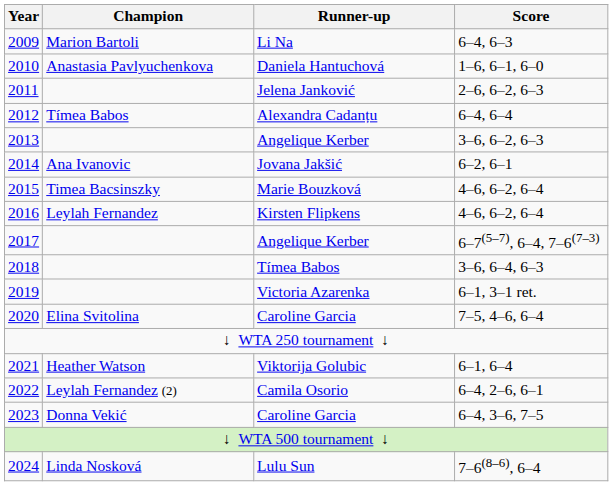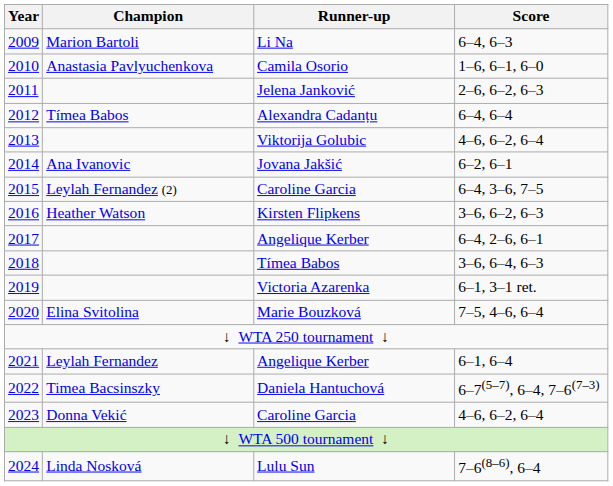(321, 66) Daniela Hantuchová -> (303, 66) Camila Osorio
(313, 139) Angelique Kerber -> (312, 139) Viktorija Golubic
(501, 139) 3–6, 6–2, 6–3 -> (501, 139) 4–6, 6–2, 6–4
(103, 189) Timea Bacsinszky -> (112, 189) Leylah Fernandez (2)
(309, 189) Marie Bouzková -> (306, 189) Caroline Garcia
(501, 189) 4–6, 6–2, 6–4 -> (501, 189) 6–4, 3–6, 7–5
(102, 213) Leylah Fernandez -> (96, 213) Heather Watson
(501, 213) 4–6, 6–2, 6–4 -> (501, 213) 3–6, 6–2, 6–3
(529, 240) 6–7(5–7), 6–4, 7–6(7–3) -> (501, 238) 6–4, 2–6, 6–1
(306, 316) Caroline Garcia -> (309, 312) Marie Bouzková
(96, 365) Heather Watson -> (102, 361) Leylah Fernandez
(312, 365) Viktorija Golubic -> (313, 361) Angelique Kerber
(112, 390) Leylah Fernandez (2) -> (103, 388) Timea Bacsinszky
(303, 390) Camila Osorio -> (321, 388) Daniela Hantuchová
(501, 390) 6–4, 2–6, 6–1 -> (529, 388) 6–7(5–7), 6–4, 7–6(7–3)
(501, 414) 6–4, 3–6, 7–5 -> (501, 414) 4–6, 6–2, 6–4
